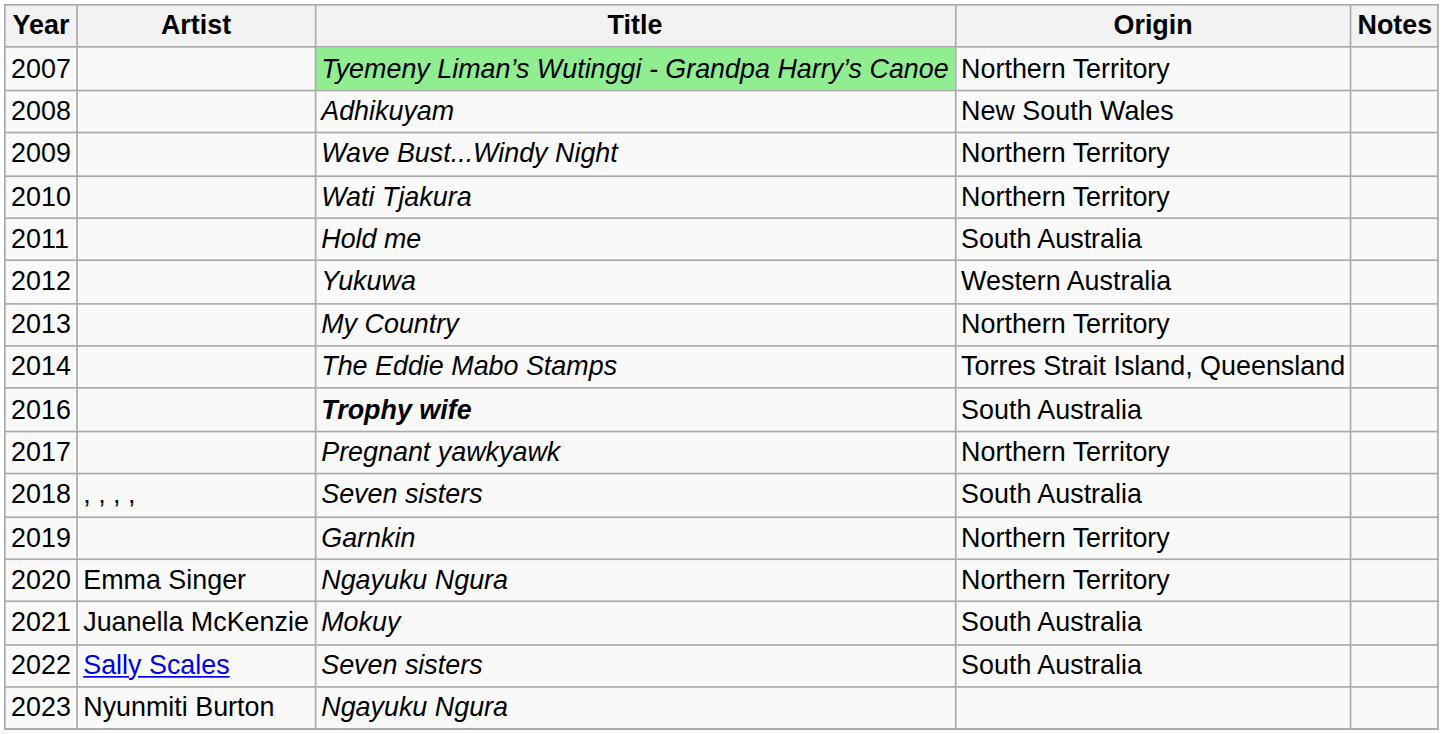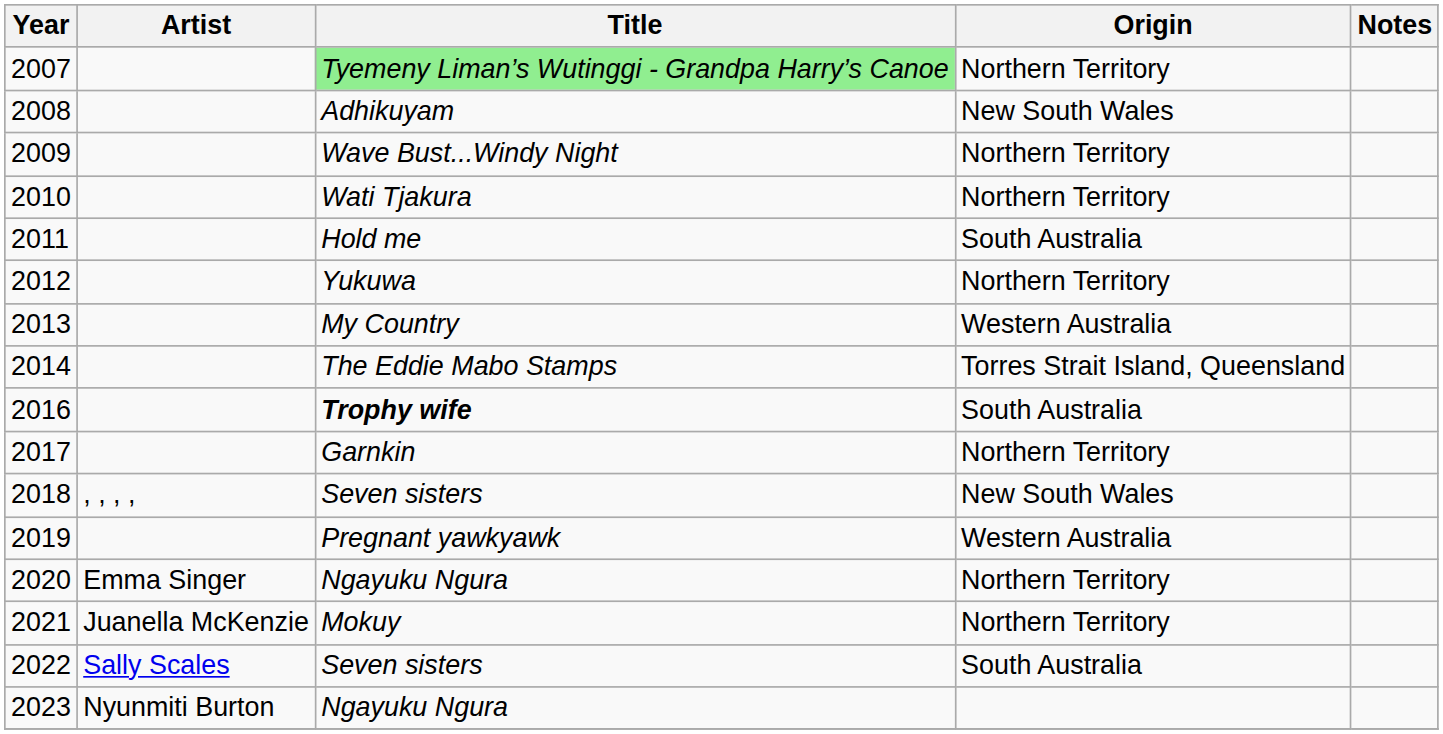(1066, 281) Western Australia -> (1065, 281) Northern Territory
(1065, 324) Northern Territory -> (1066, 324) Western Australia
(441, 452) Pregnant yawkyawk -> (368, 452) Garnkin
(1052, 494) South Australia -> (1067, 494) New South Wales
(368, 537) Garnkin -> (441, 537) Pregnant yawkyawk
(1065, 537) Northern Territory -> (1066, 537) Western Australia
(1052, 622) South Australia -> (1065, 622) Northern Territory
